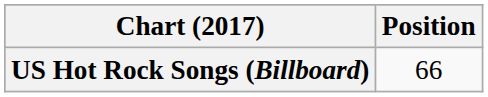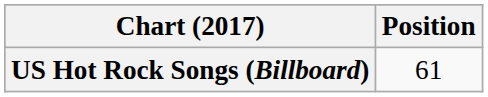(429, 69) 66 -> (429, 69) 61
